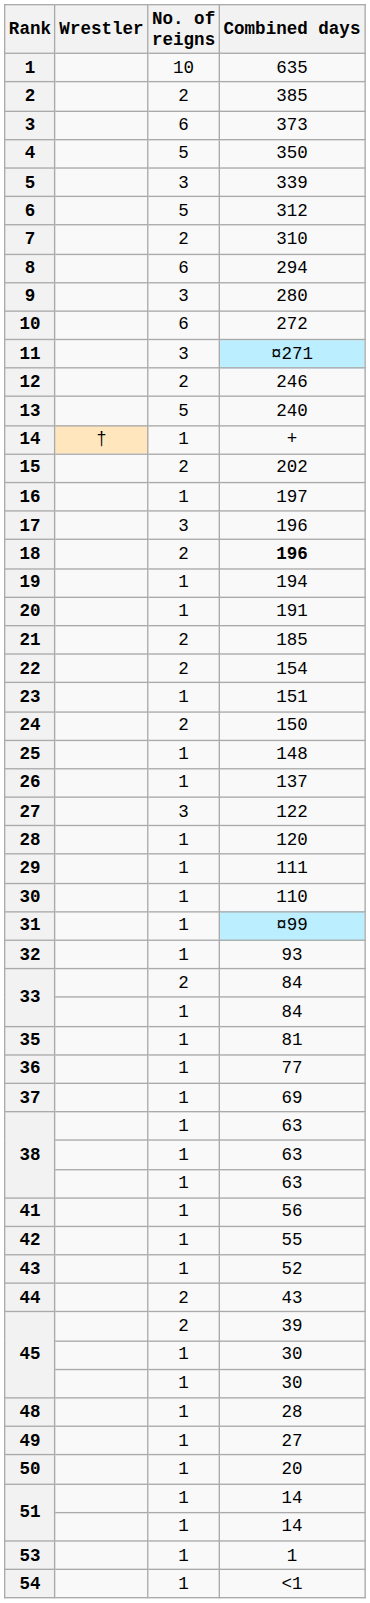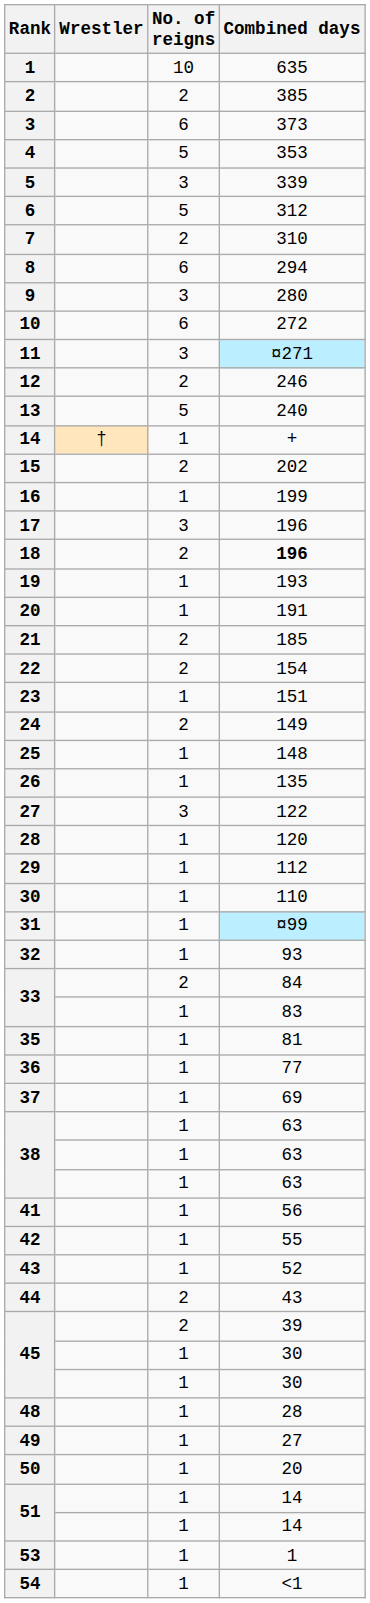(292, 154) 350 -> (292, 154) 353
(292, 497) 197 -> (292, 497) 199
(292, 583) 194 -> (292, 583) 193
(292, 726) 150 -> (292, 726) 149
(292, 783) 137 -> (292, 783) 135
(292, 869) 111 -> (292, 869) 112
(292, 1012) 84 -> (292, 1012) 83
